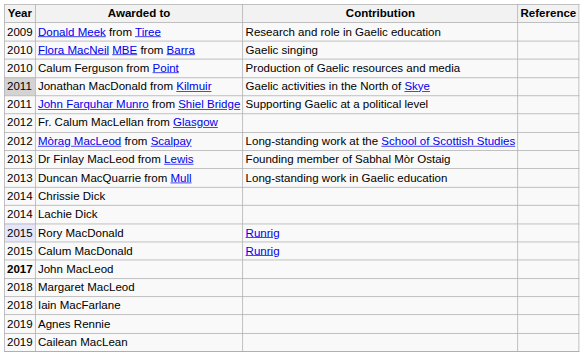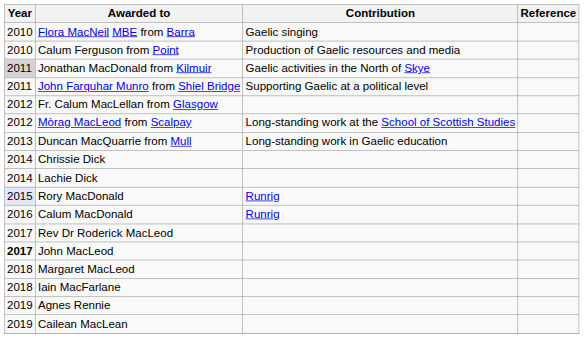- row: (99, 31)
- row: (116, 159)
(20, 251) 2015 -> (20, 214) 2016
+ row: (105, 232)
